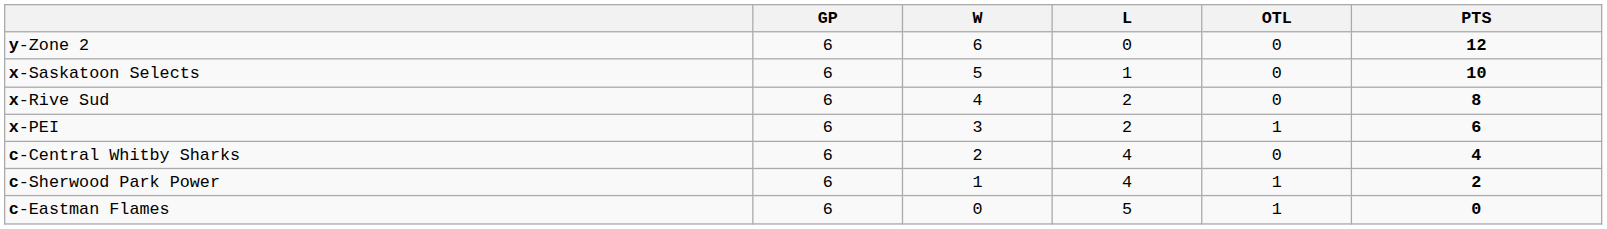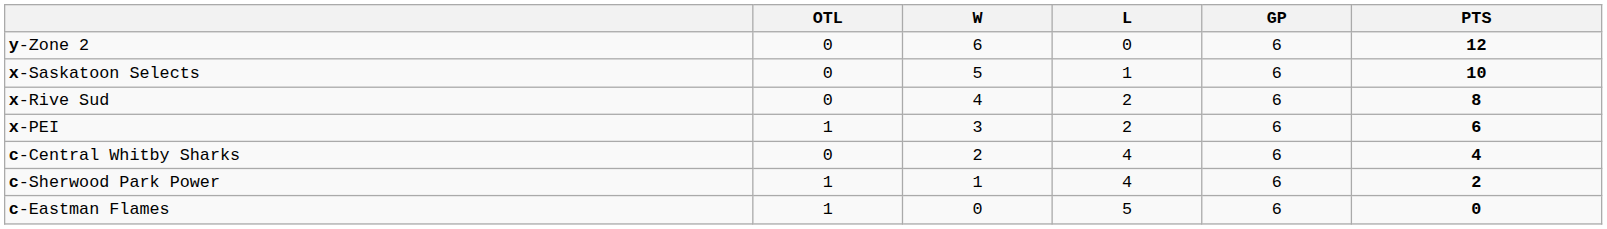columns swapped: (828, 18) <-> (1277, 18)
